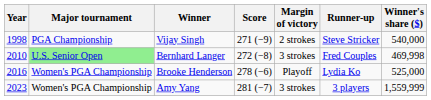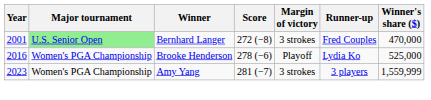- row: (180, 39)
(17, 55) 2010 -> (17, 39) 2001
(408, 55) 469,998 -> (405, 39) 470,000
